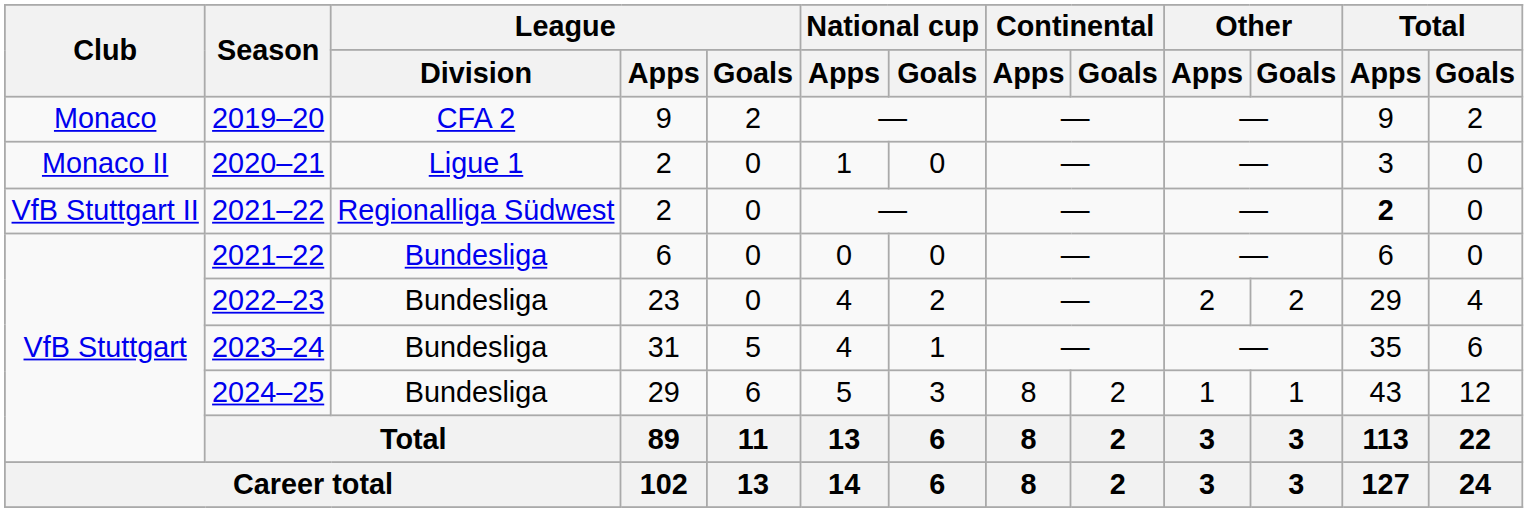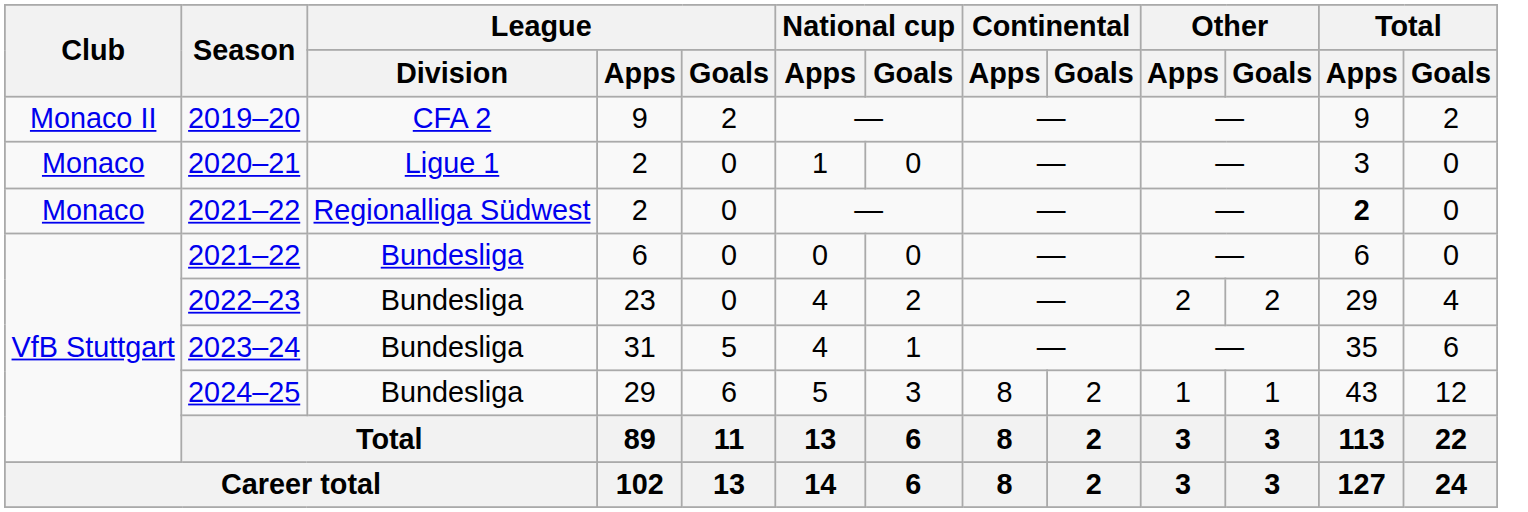(105, 118) Monaco -> (93, 118) Monaco II
(105, 164) Monaco II -> (93, 164) Monaco
(105, 210) VfB Stuttgart II -> (93, 210) Monaco
